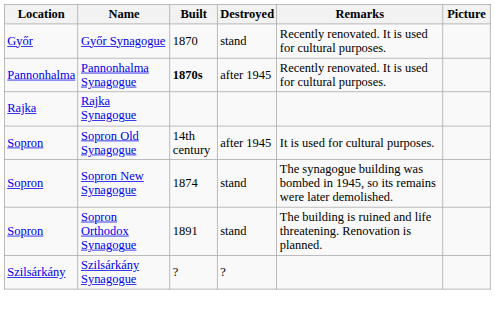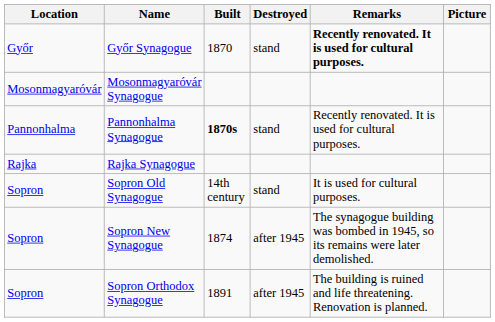(354, 41) normal -> (372, 48) bold
+ row: (154, 89)
(246, 75) after 1945 -> (267, 129) stand
(246, 142) after 1945 -> (267, 190) stand
(233, 183) stand -> (279, 238) after 1945
(233, 231) stand -> (279, 293) after 1945
- row: (110, 272)
